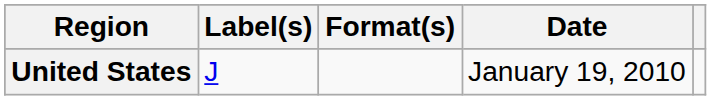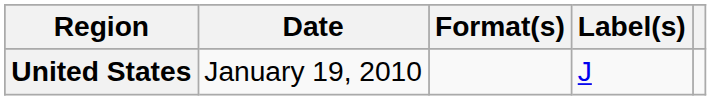columns swapped: (577, 26) <-> (258, 26)
